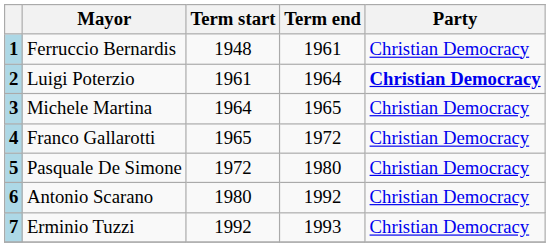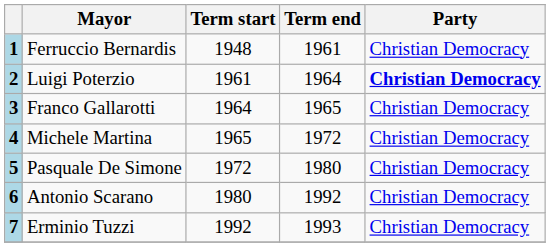(90, 108) Michele Martina -> (91, 108) Franco Gallarotti
(91, 138) Franco Gallarotti -> (90, 138) Michele Martina
